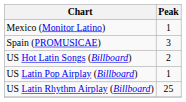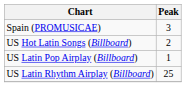- row: (56, 27)
